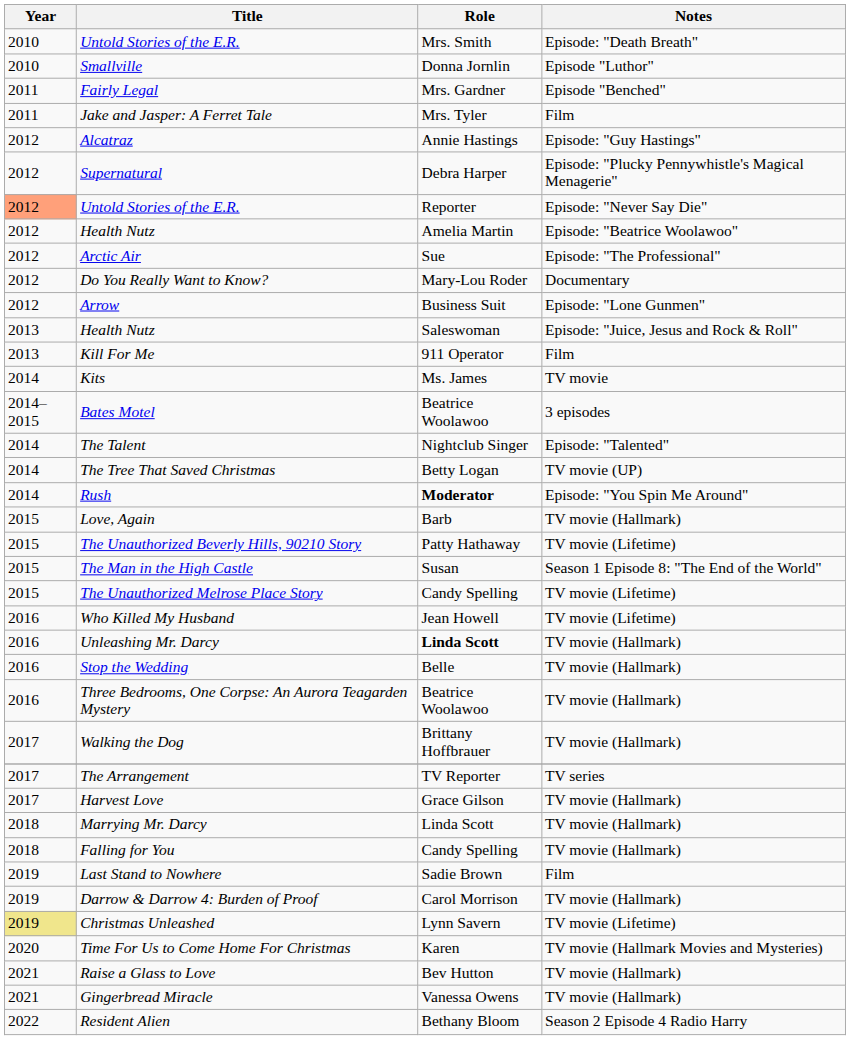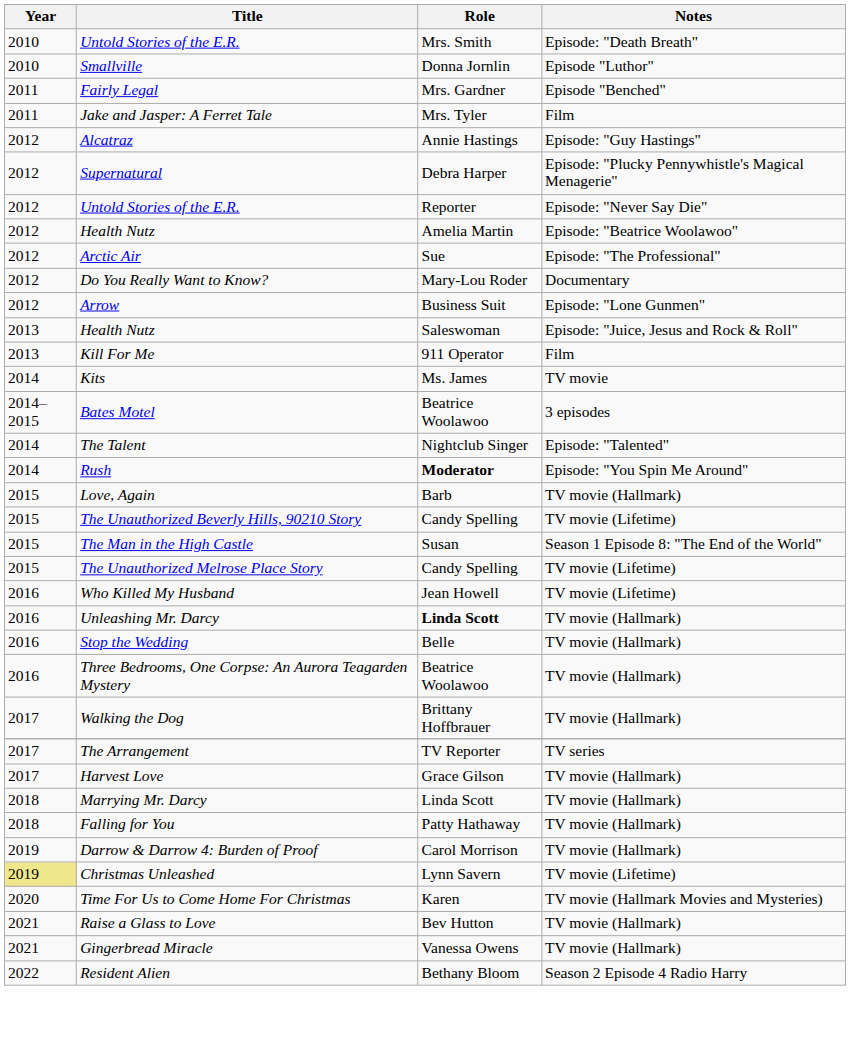(24, 206) lightsalmon background -> (24, 206) no background
- row: (178, 470)
(471, 544) Patty Hathaway -> (470, 519) Candy Spelling
(470, 849) Candy Spelling -> (471, 825) Patty Hathaway
- row: (151, 874)
